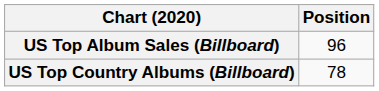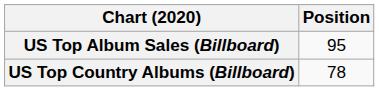(336, 45) 96 -> (336, 45) 95
